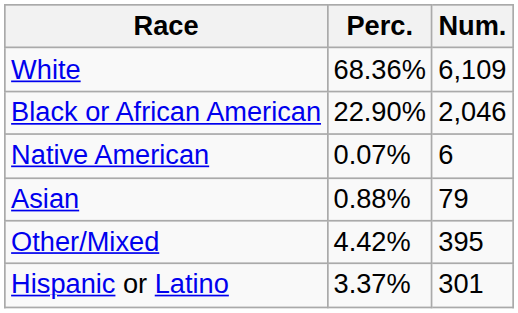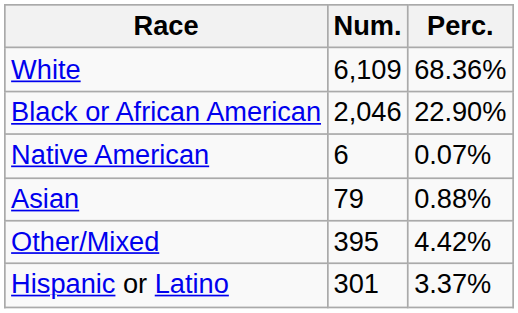columns swapped: (472, 26) <-> (380, 26)
